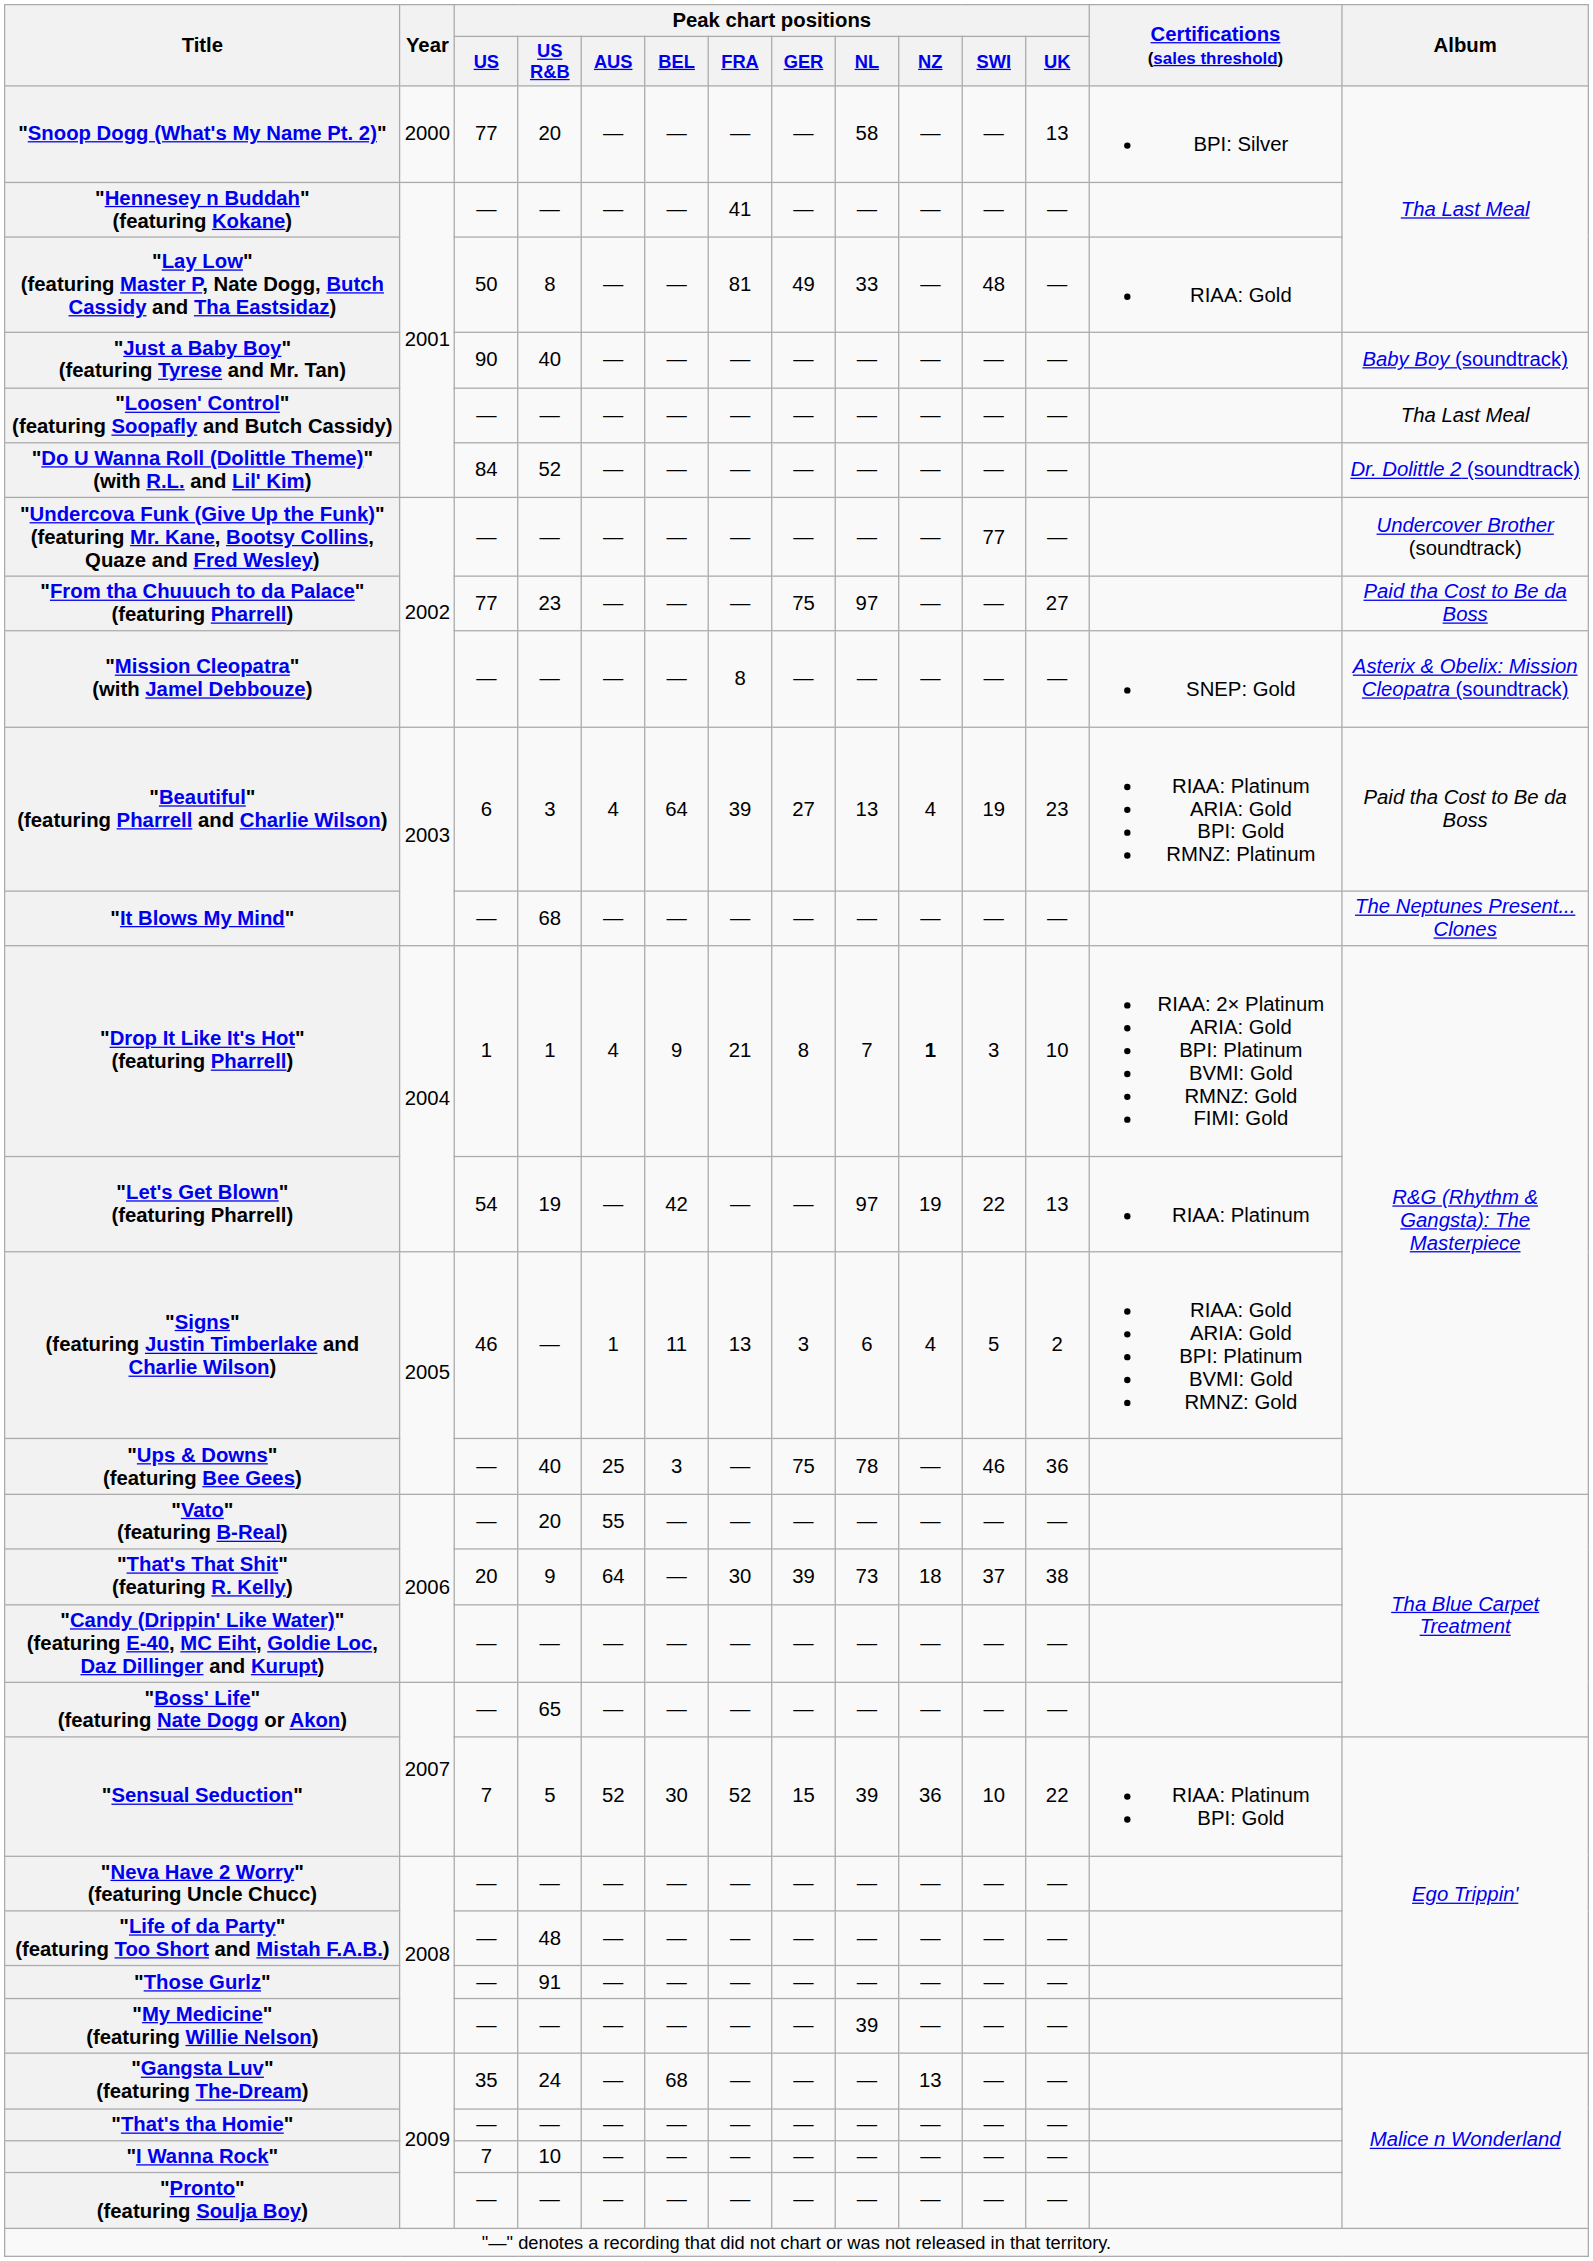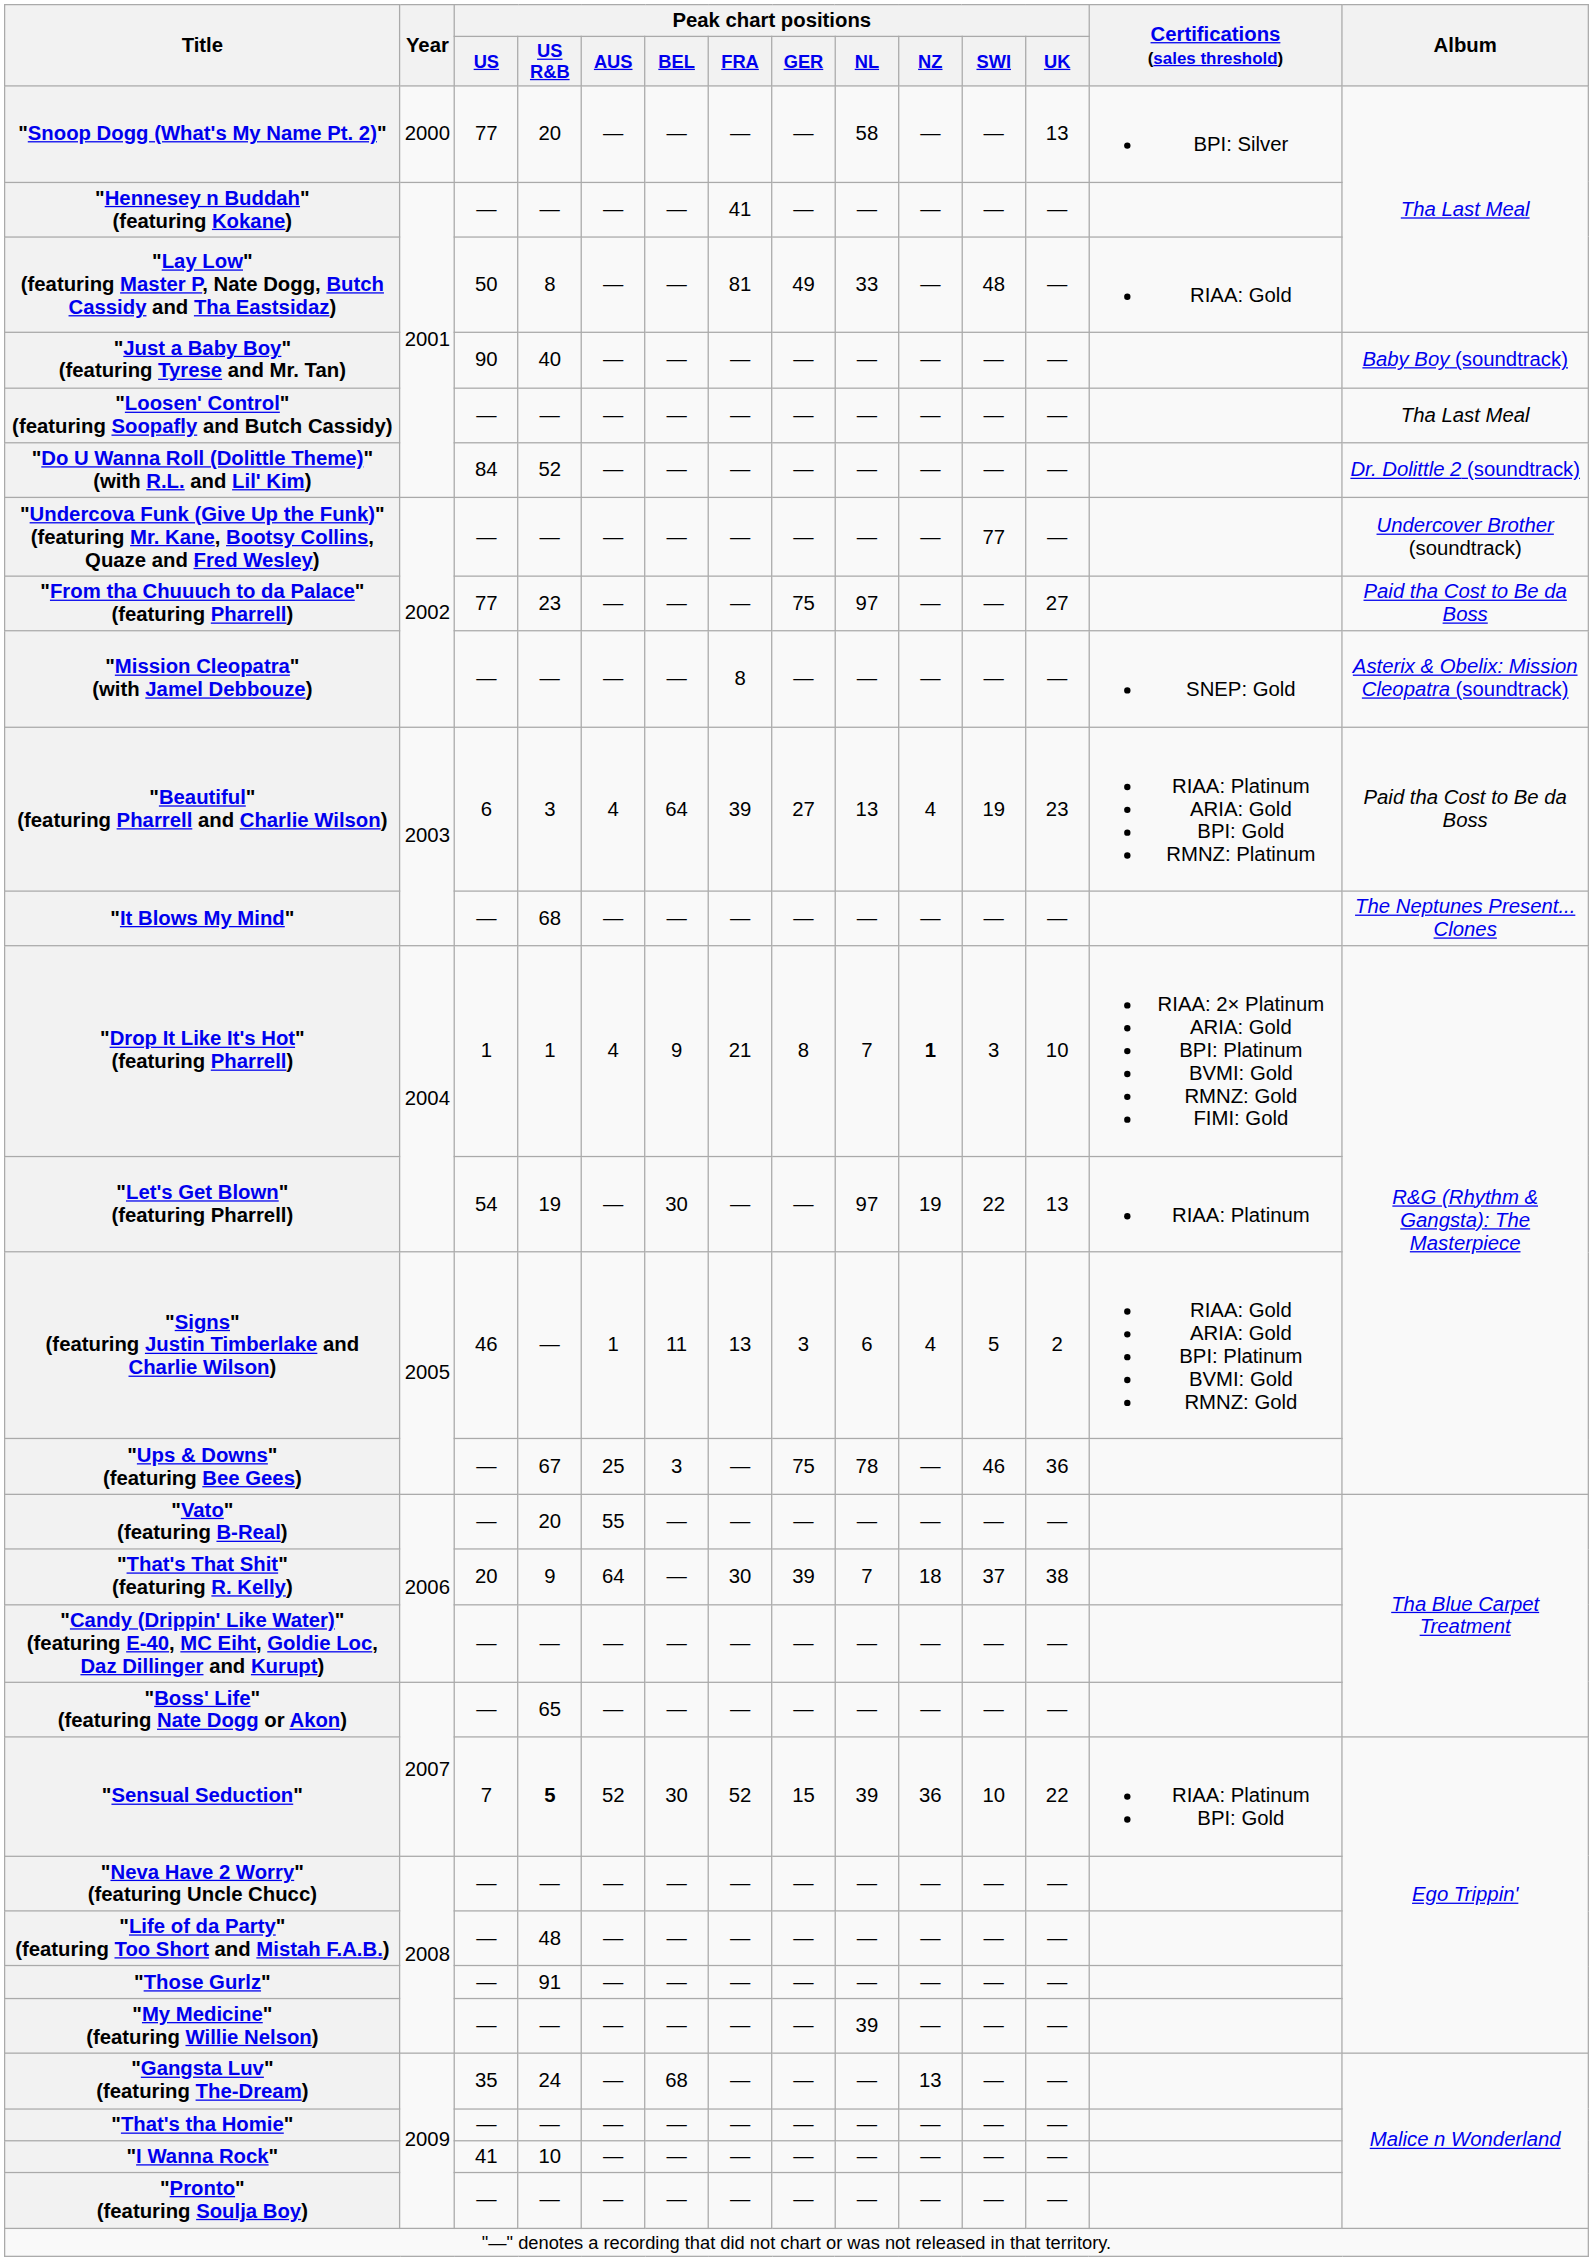(677, 1203) 42 -> (677, 1203) 30
(550, 1466) 40 -> (550, 1466) 67
(867, 1576) 73 -> (867, 1576) 7
(550, 1796) normal -> (550, 1796) bold
(486, 2156) 7 -> (486, 2156) 41
